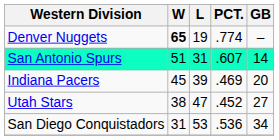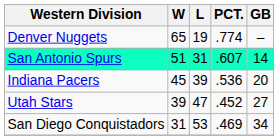(178, 37) bold -> (178, 37) normal
(229, 80) .469 -> (229, 80) .536
(178, 102) 38 -> (178, 102) 39
(229, 124) .536 -> (229, 124) .469
